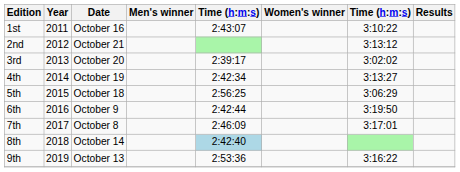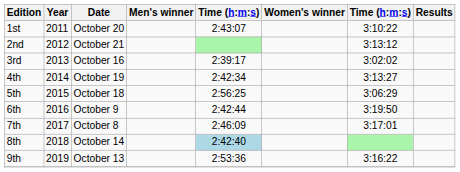(99, 28) October 16 -> (99, 28) October 20
(99, 61) October 20 -> (99, 61) October 16
